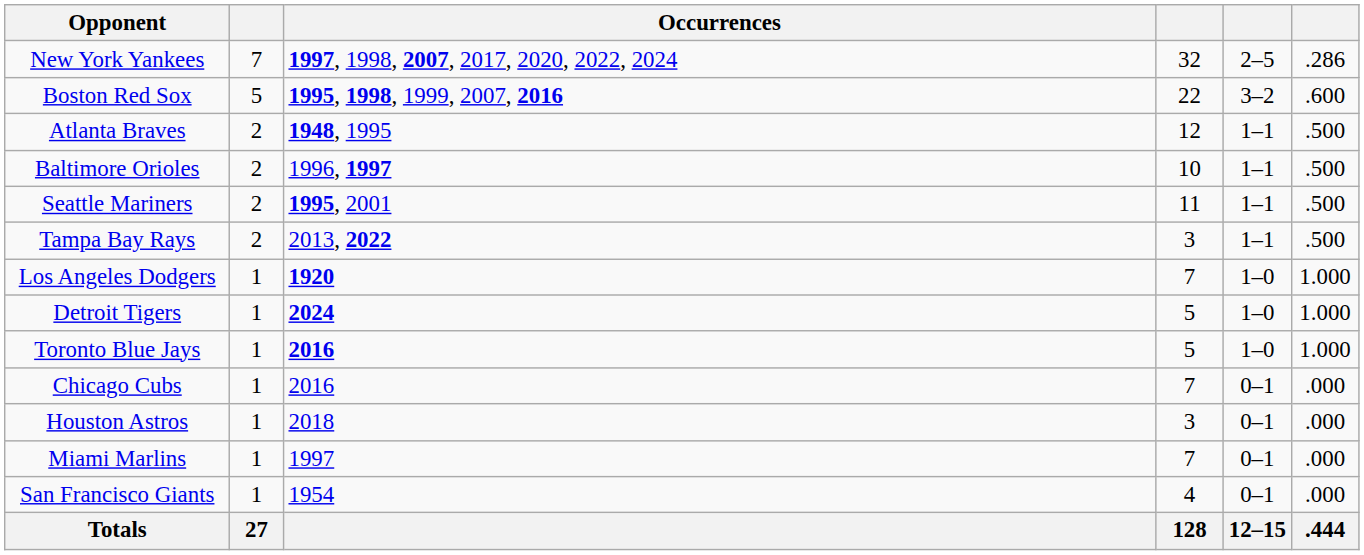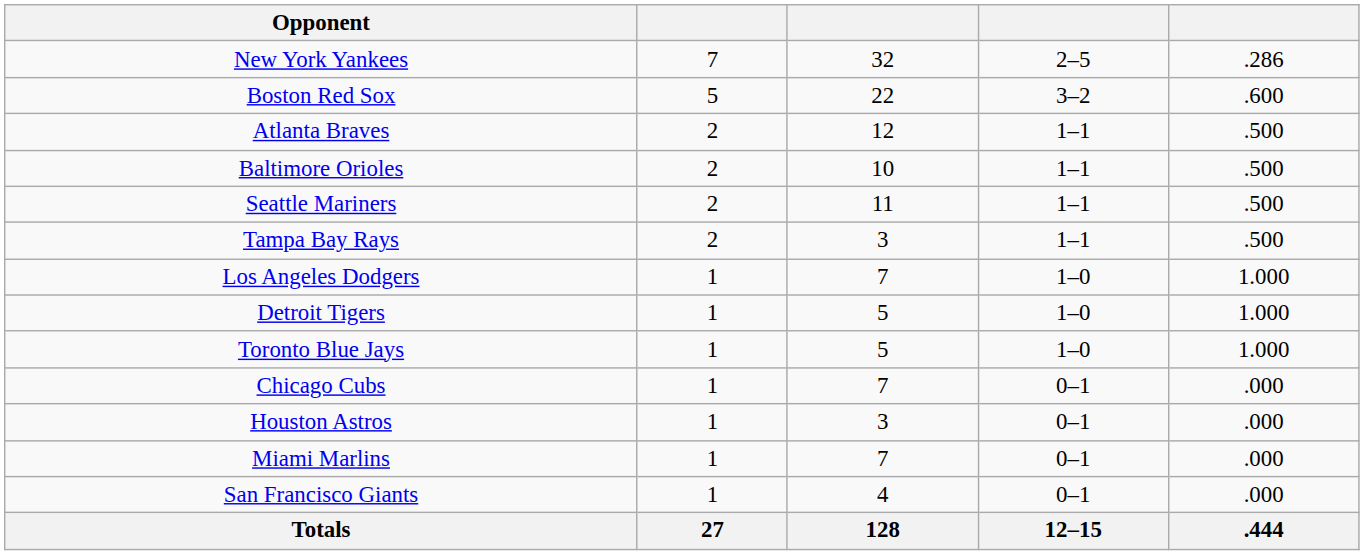- column: (719, 22)
